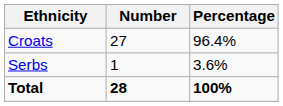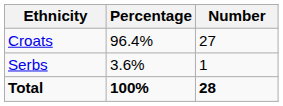columns swapped: (148, 16) <-> (234, 16)
